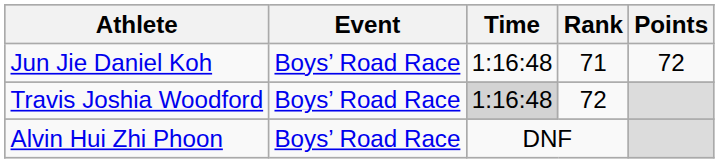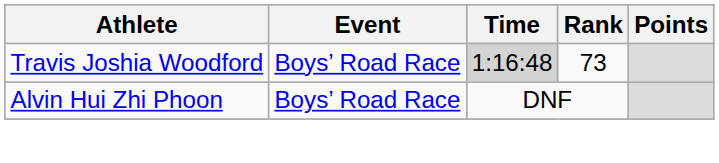- row: (111, 63)
(593, 101) 72 -> (593, 63) 73
